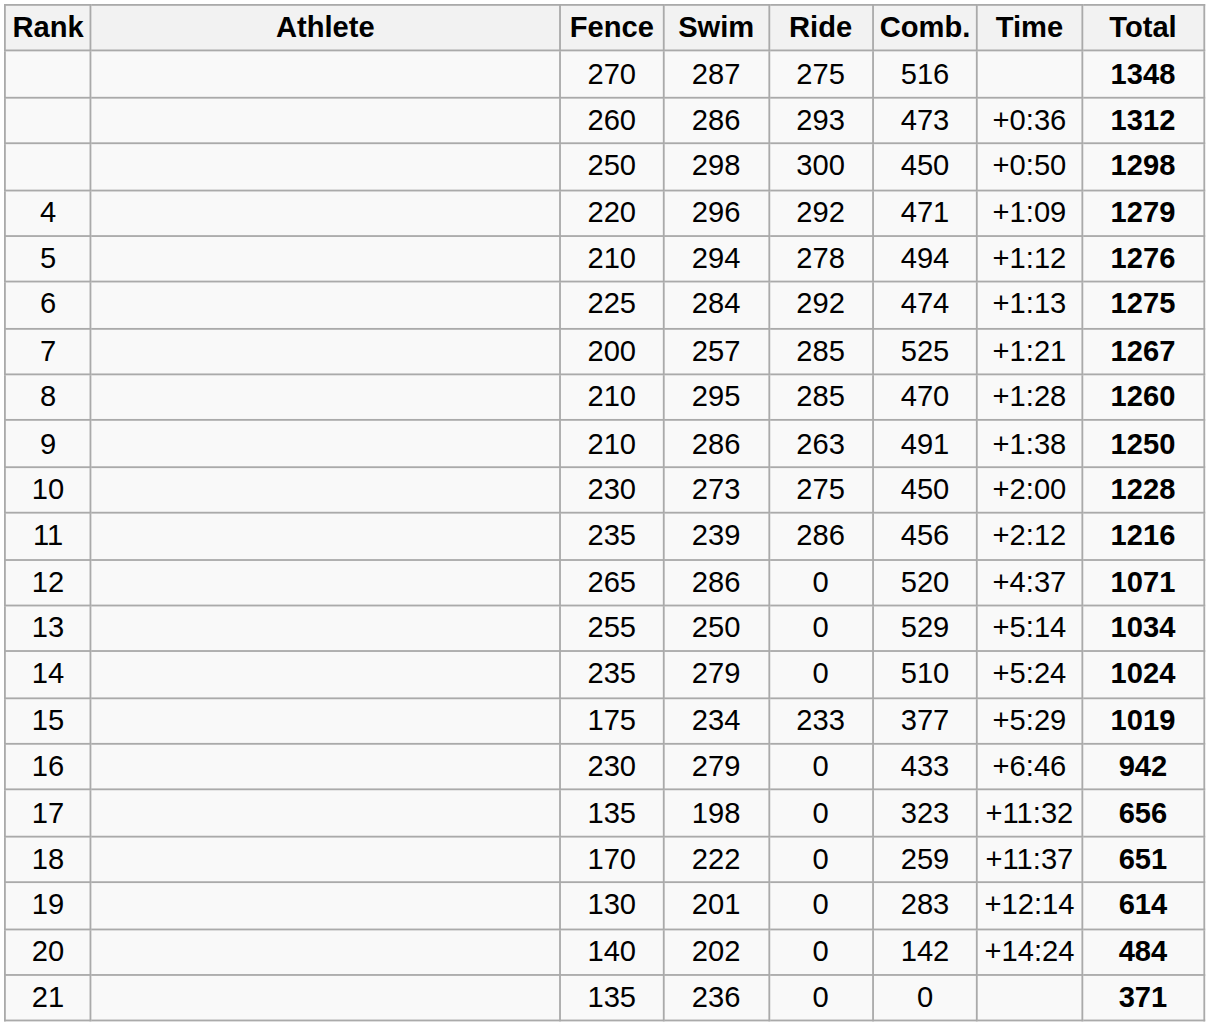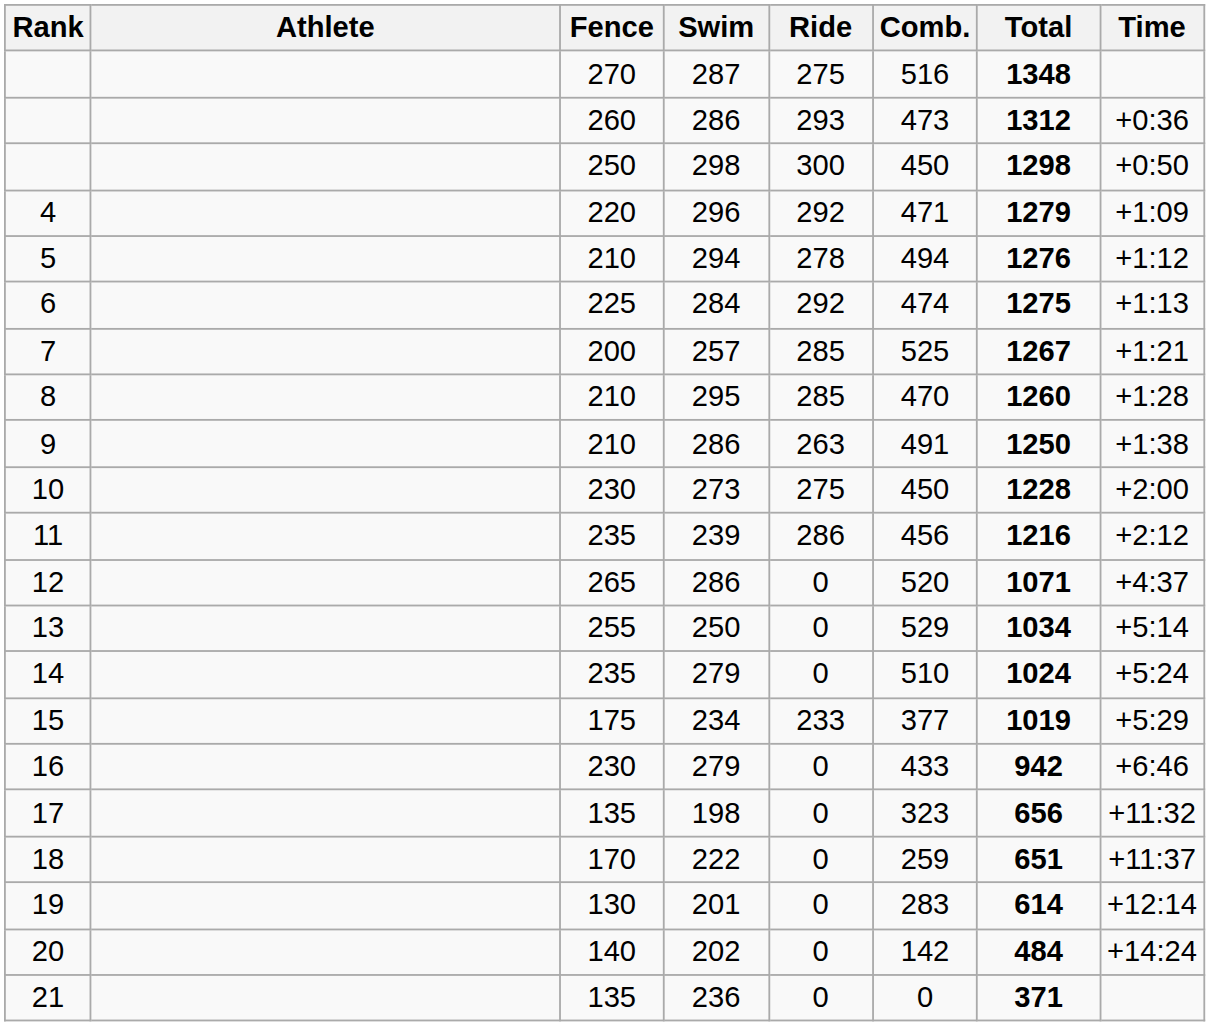columns swapped: (1143, 27) <-> (1029, 27)
